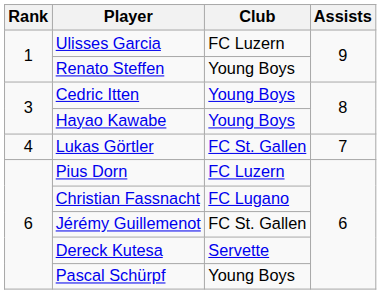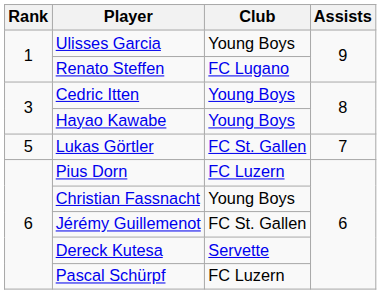(246, 43) FC Luzern -> (252, 43) Young Boys
(252, 69) Young Boys -> (249, 69) FC Lugano
(28, 146) 4 -> (28, 146) 5
(249, 198) FC Lugano -> (252, 198) Young Boys
(252, 276) Young Boys -> (246, 276) FC Luzern
